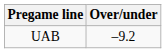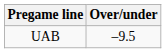(123, 36) –9.2 -> (123, 36) –9.5
